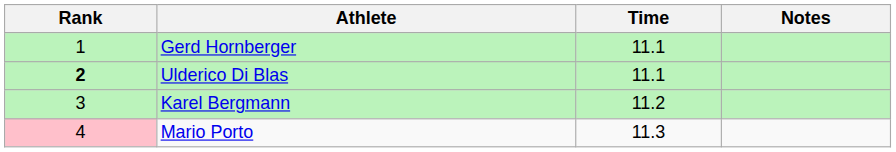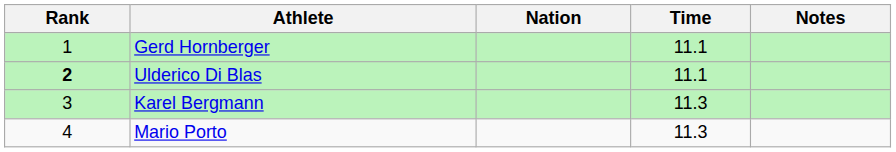+ column: (554, 18)
(648, 103) 11.2 -> (691, 103) 11.3
(81, 132) pink background -> (67, 132) no background
